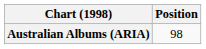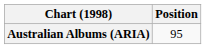(177, 33) 98 -> (177, 33) 95
